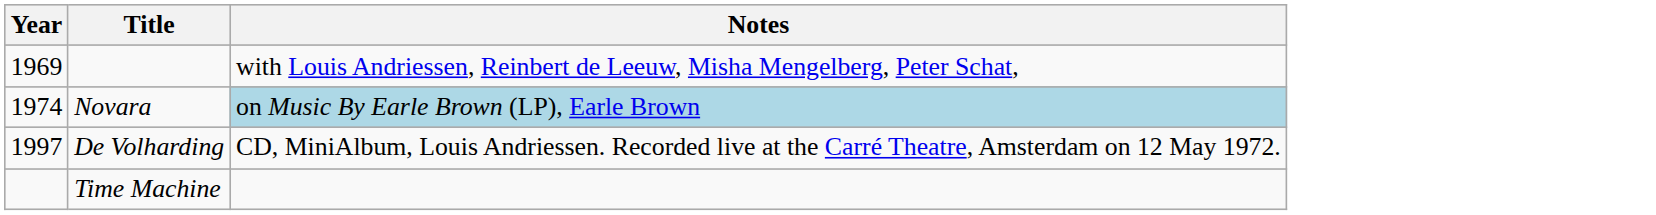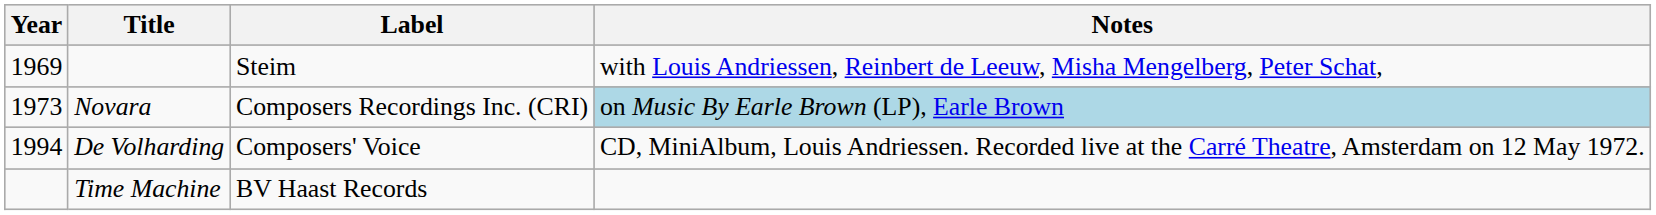+ column: (412, 24)
(37, 106) 1974 -> (37, 106) 1973
(37, 147) 1997 -> (37, 147) 1994
